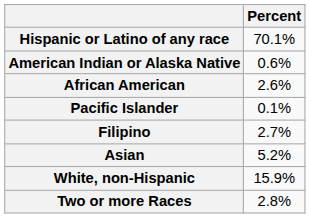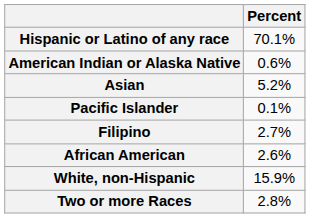rows swapped: (124, 155) <-> (124, 86)
